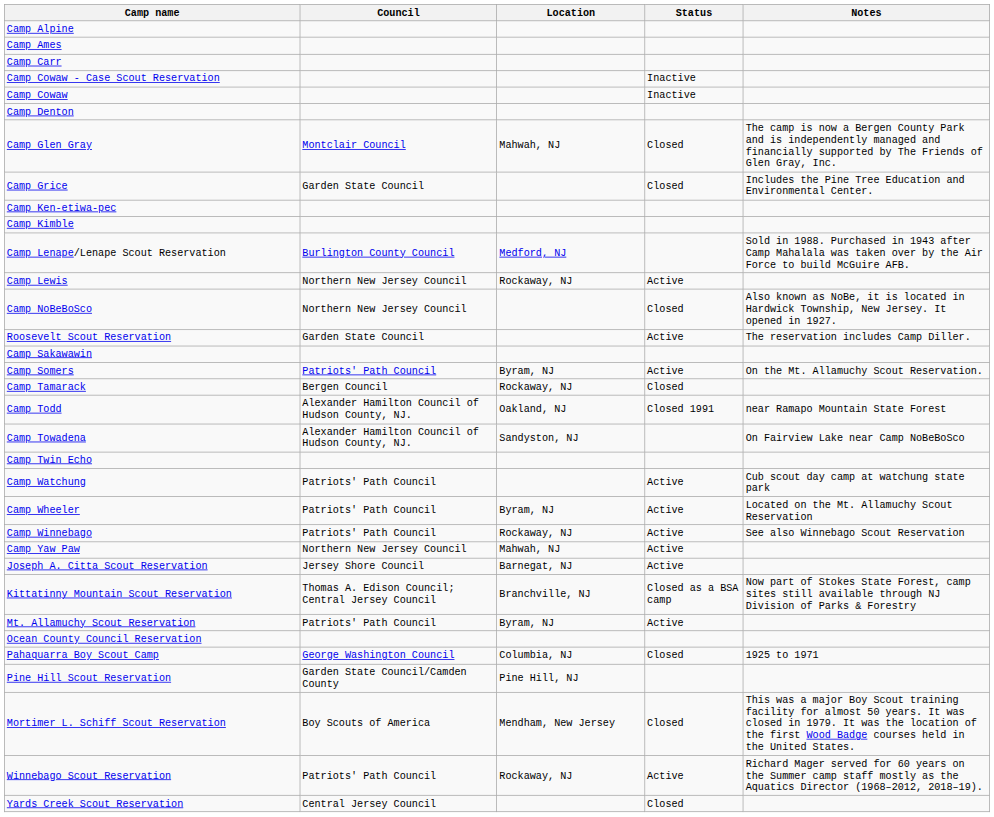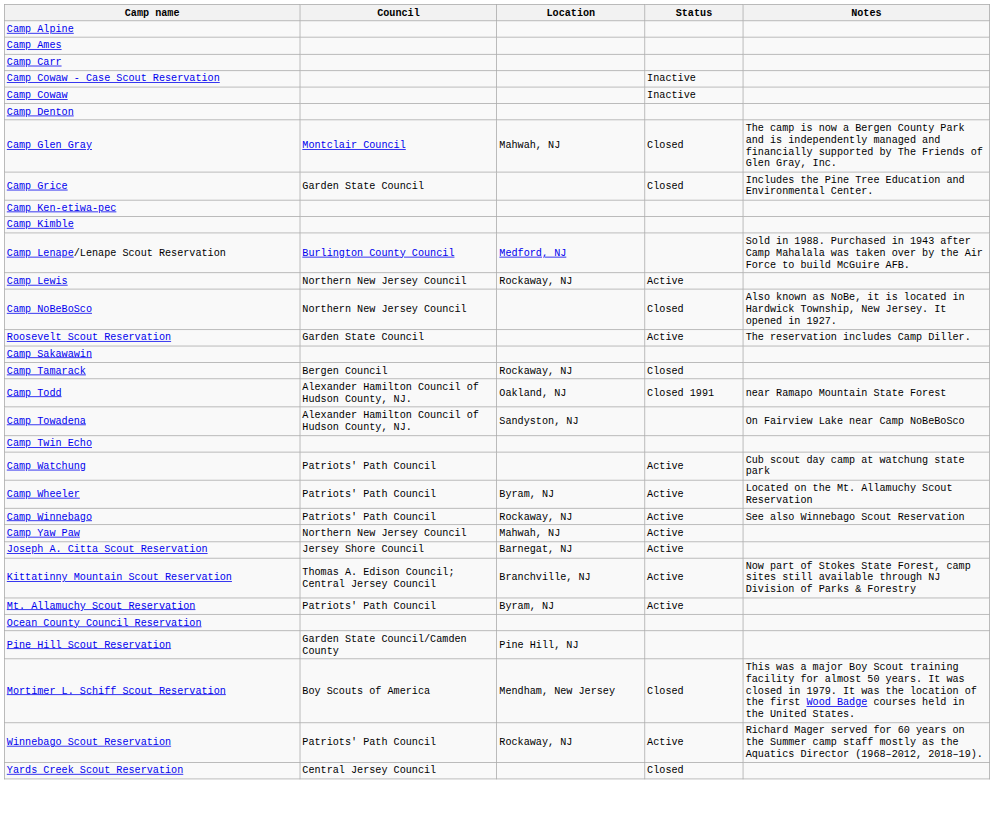- row: (40, 371)
(693, 594) Closed as a BSA camp -> (665, 578) Active
- row: (83, 656)
